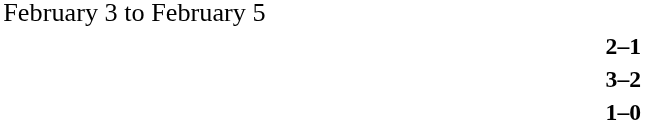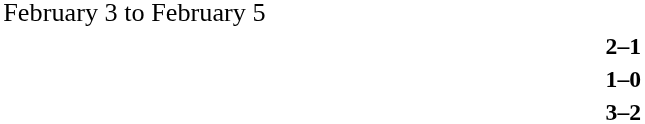rows swapped: (623, 79) <-> (623, 111)
